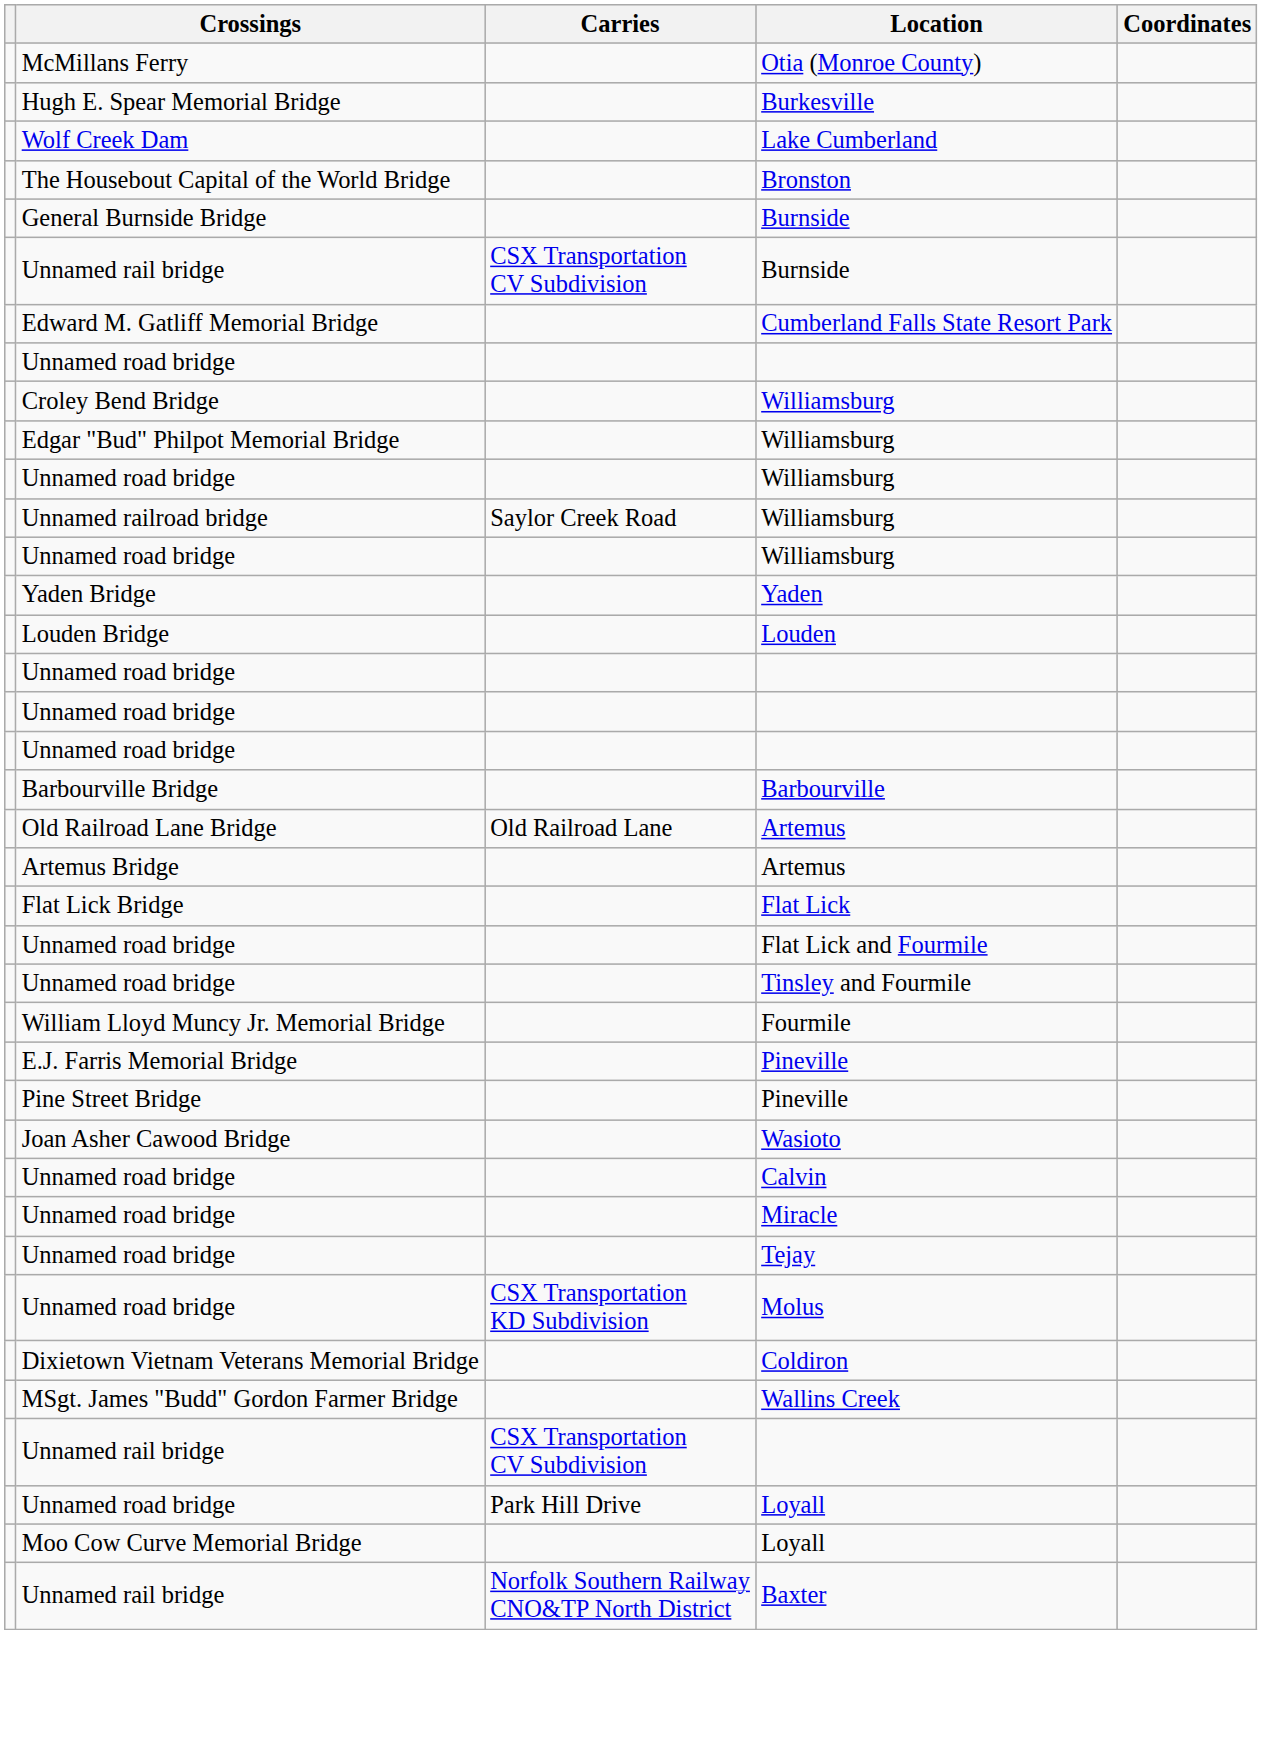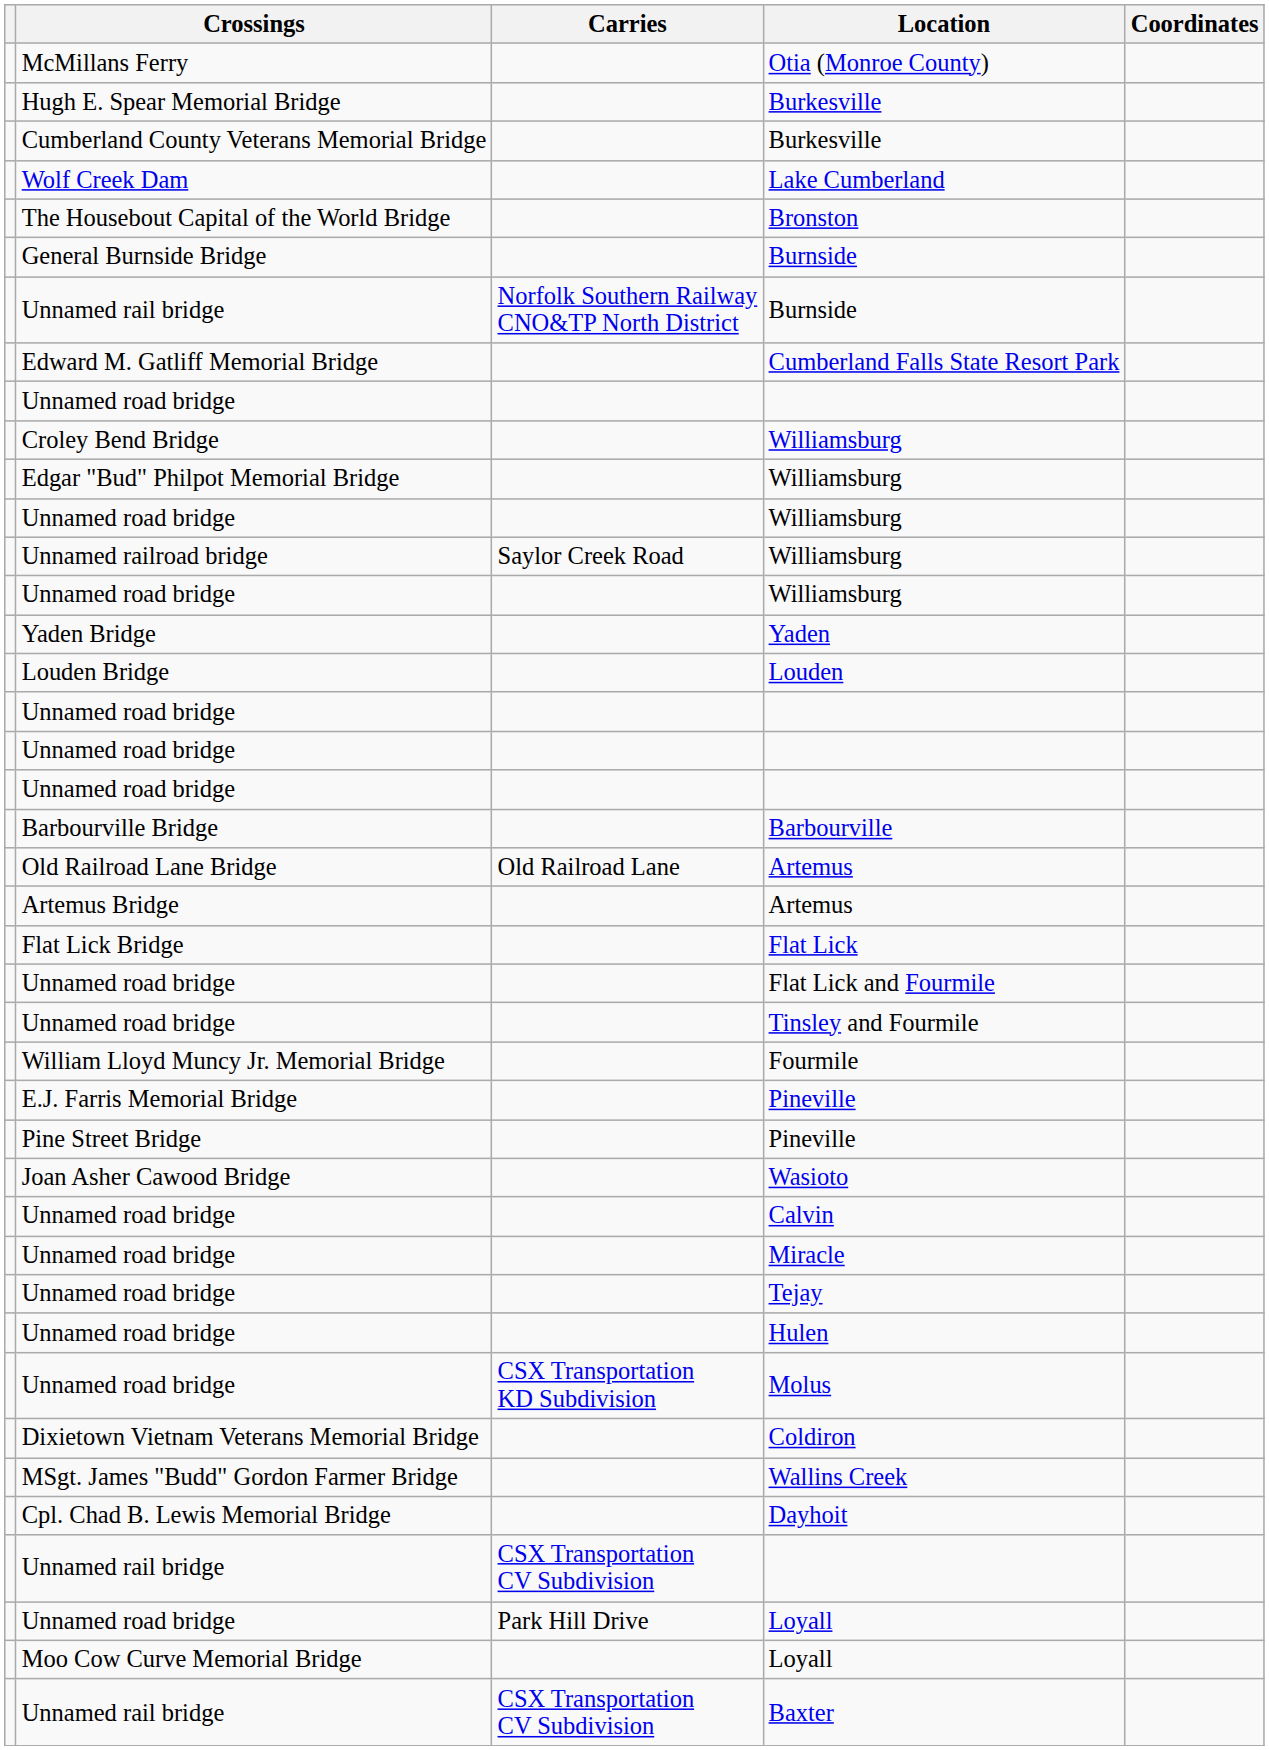+ row: (254, 140)
(588, 270) CSX Transportation CV Subdivision -> (627, 309) Norfolk Southern Railway CNO&TP North District
+ row: (128, 1332)
+ row: (206, 1515)
(620, 1595) Norfolk Southern Railway CNO&TP North District -> (596, 1712) CSX Transportation CV Subdivision
